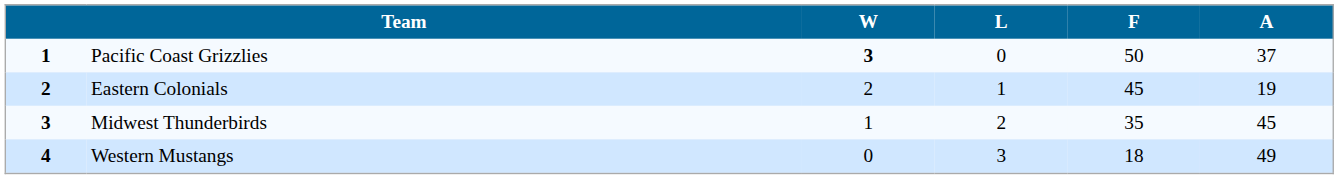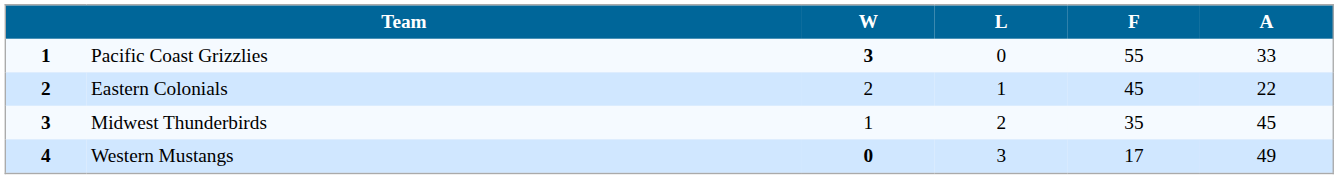(1134, 55) 50 -> (1134, 55) 55
(1266, 55) 37 -> (1266, 55) 33
(1266, 88) 19 -> (1266, 88) 22
(868, 155) normal -> (868, 155) bold
(1134, 155) 18 -> (1134, 155) 17
